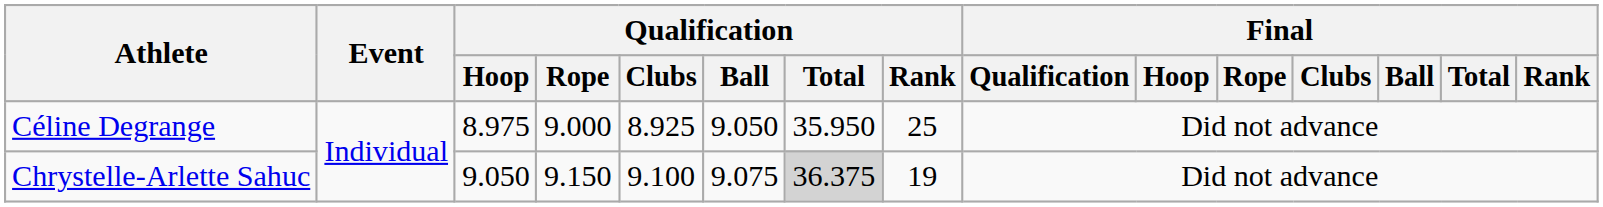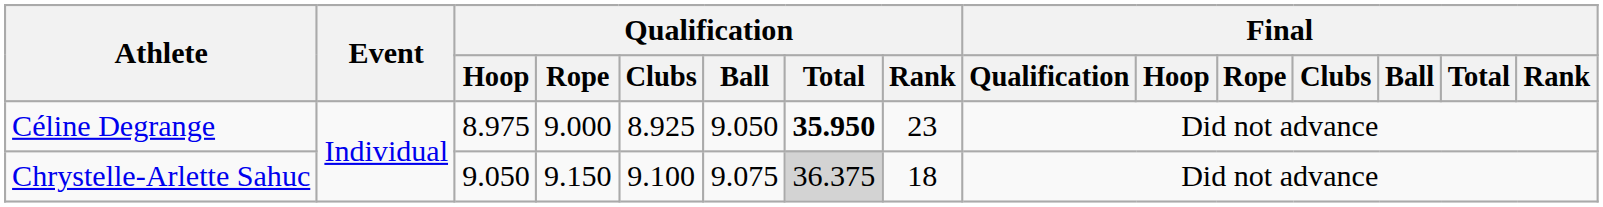(834, 126) normal -> (834, 126) bold
(922, 126) 25 -> (922, 126) 23
(922, 175) 19 -> (922, 175) 18
